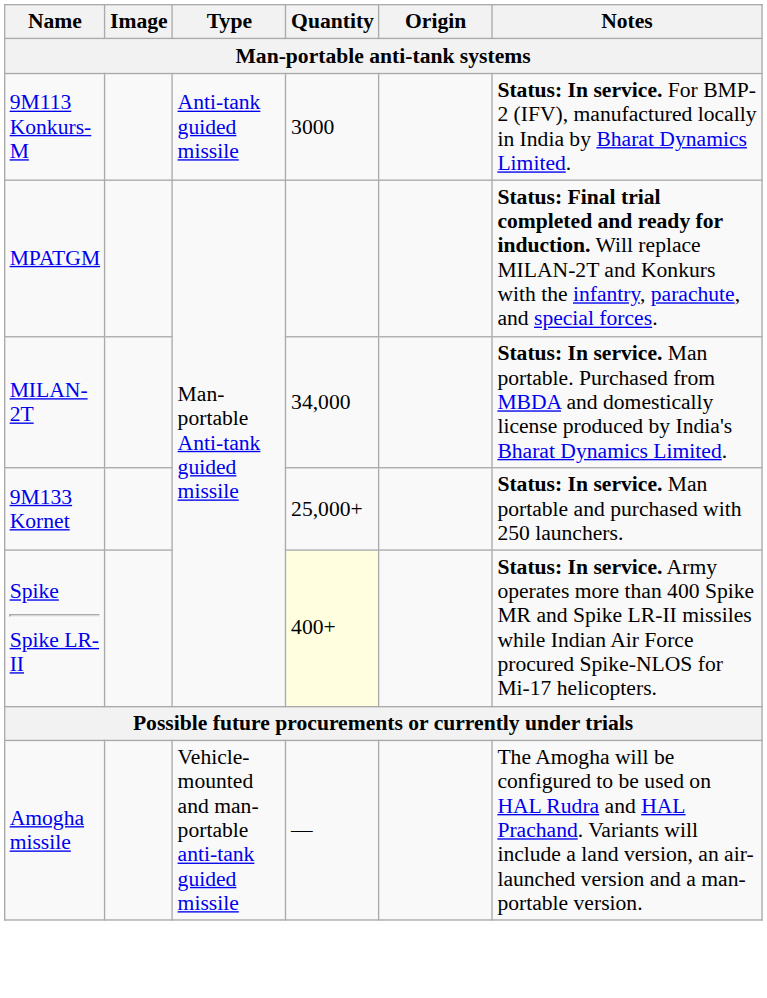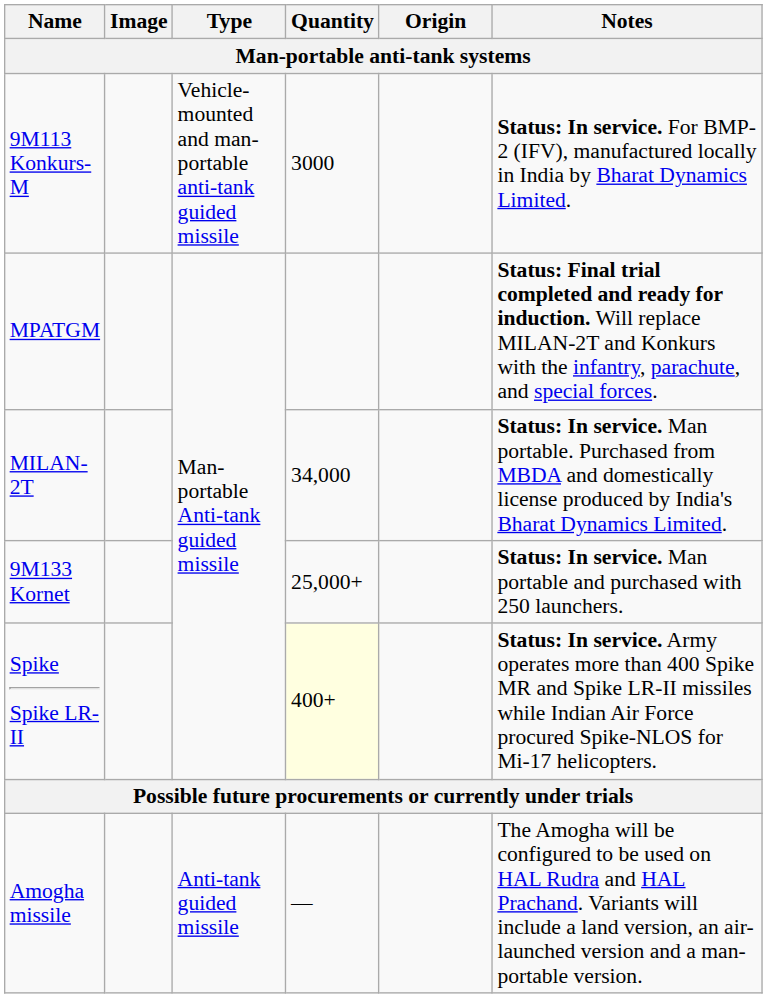(219, 126) Anti-tank guided missile -> (218, 163) Vehicle-mounted and man-portable anti-tank guided missile
(218, 830) Vehicle-mounted and man-portable anti-tank guided missile -> (219, 903) Anti-tank guided missile
